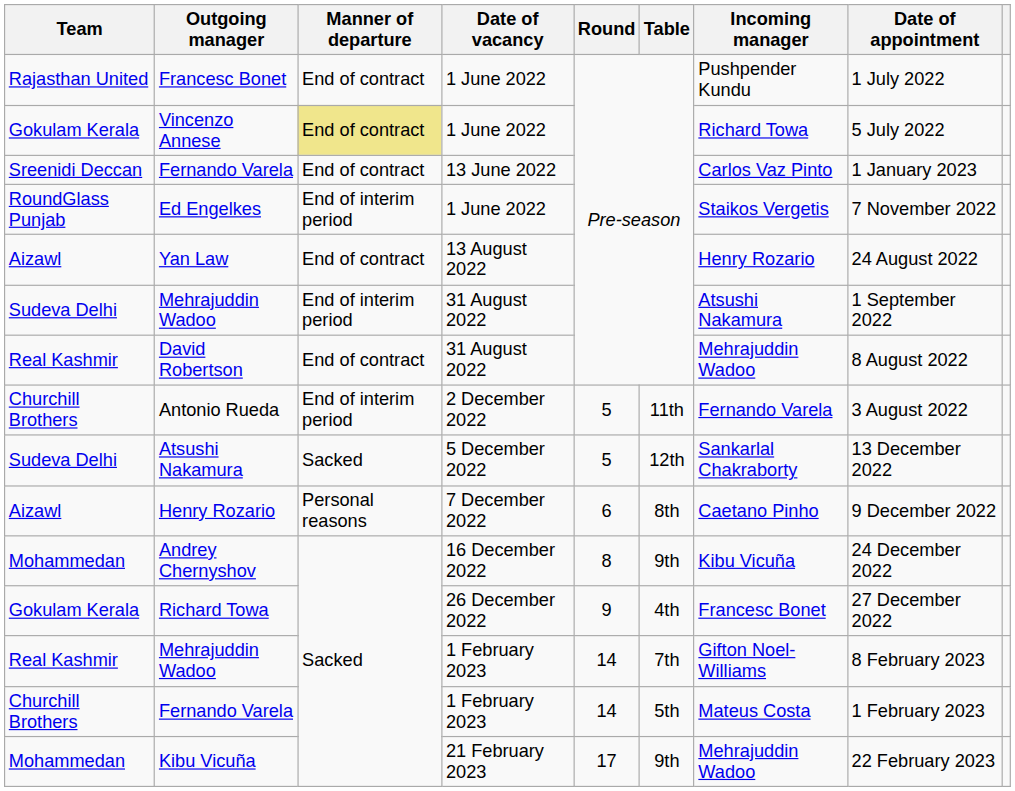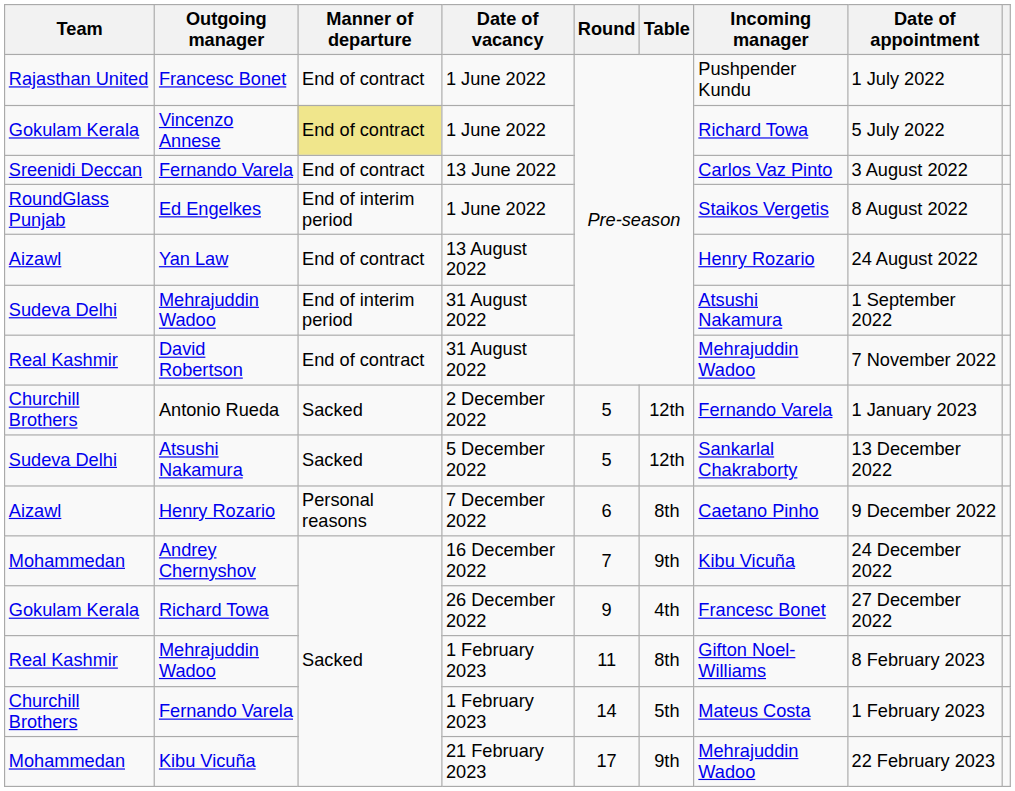(914, 169) 1 January 2023 -> (910, 169) 3 August 2022
(924, 209) 7 November 2022 -> (910, 209) 8 August 2022
(910, 359) 8 August 2022 -> (924, 359) 7 November 2022
(358, 409) End of interim period -> (332, 409) Sacked
(667, 409) 11th -> (667, 409) 12th
(910, 409) 3 August 2022 -> (914, 409) 1 January 2023
(607, 560) 8 -> (607, 560) 7
(607, 660) 14 -> (607, 660) 11
(667, 660) 7th -> (667, 660) 8th
